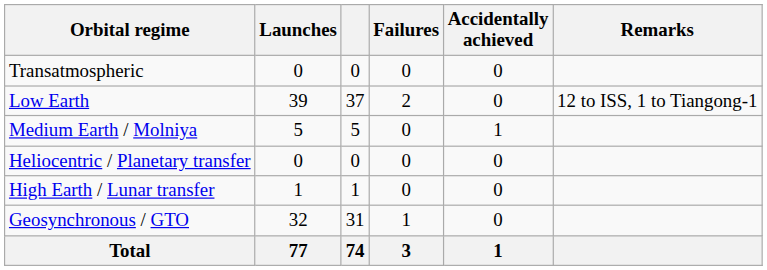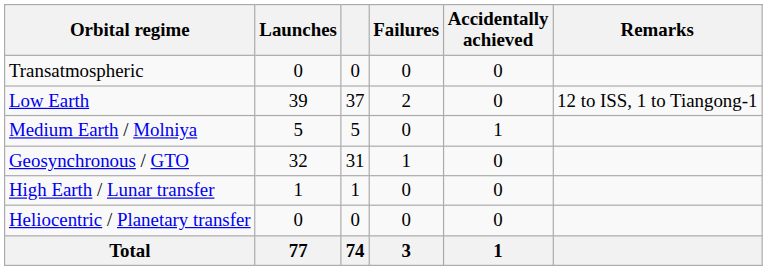rows swapped: (99, 220) <-> (130, 160)
